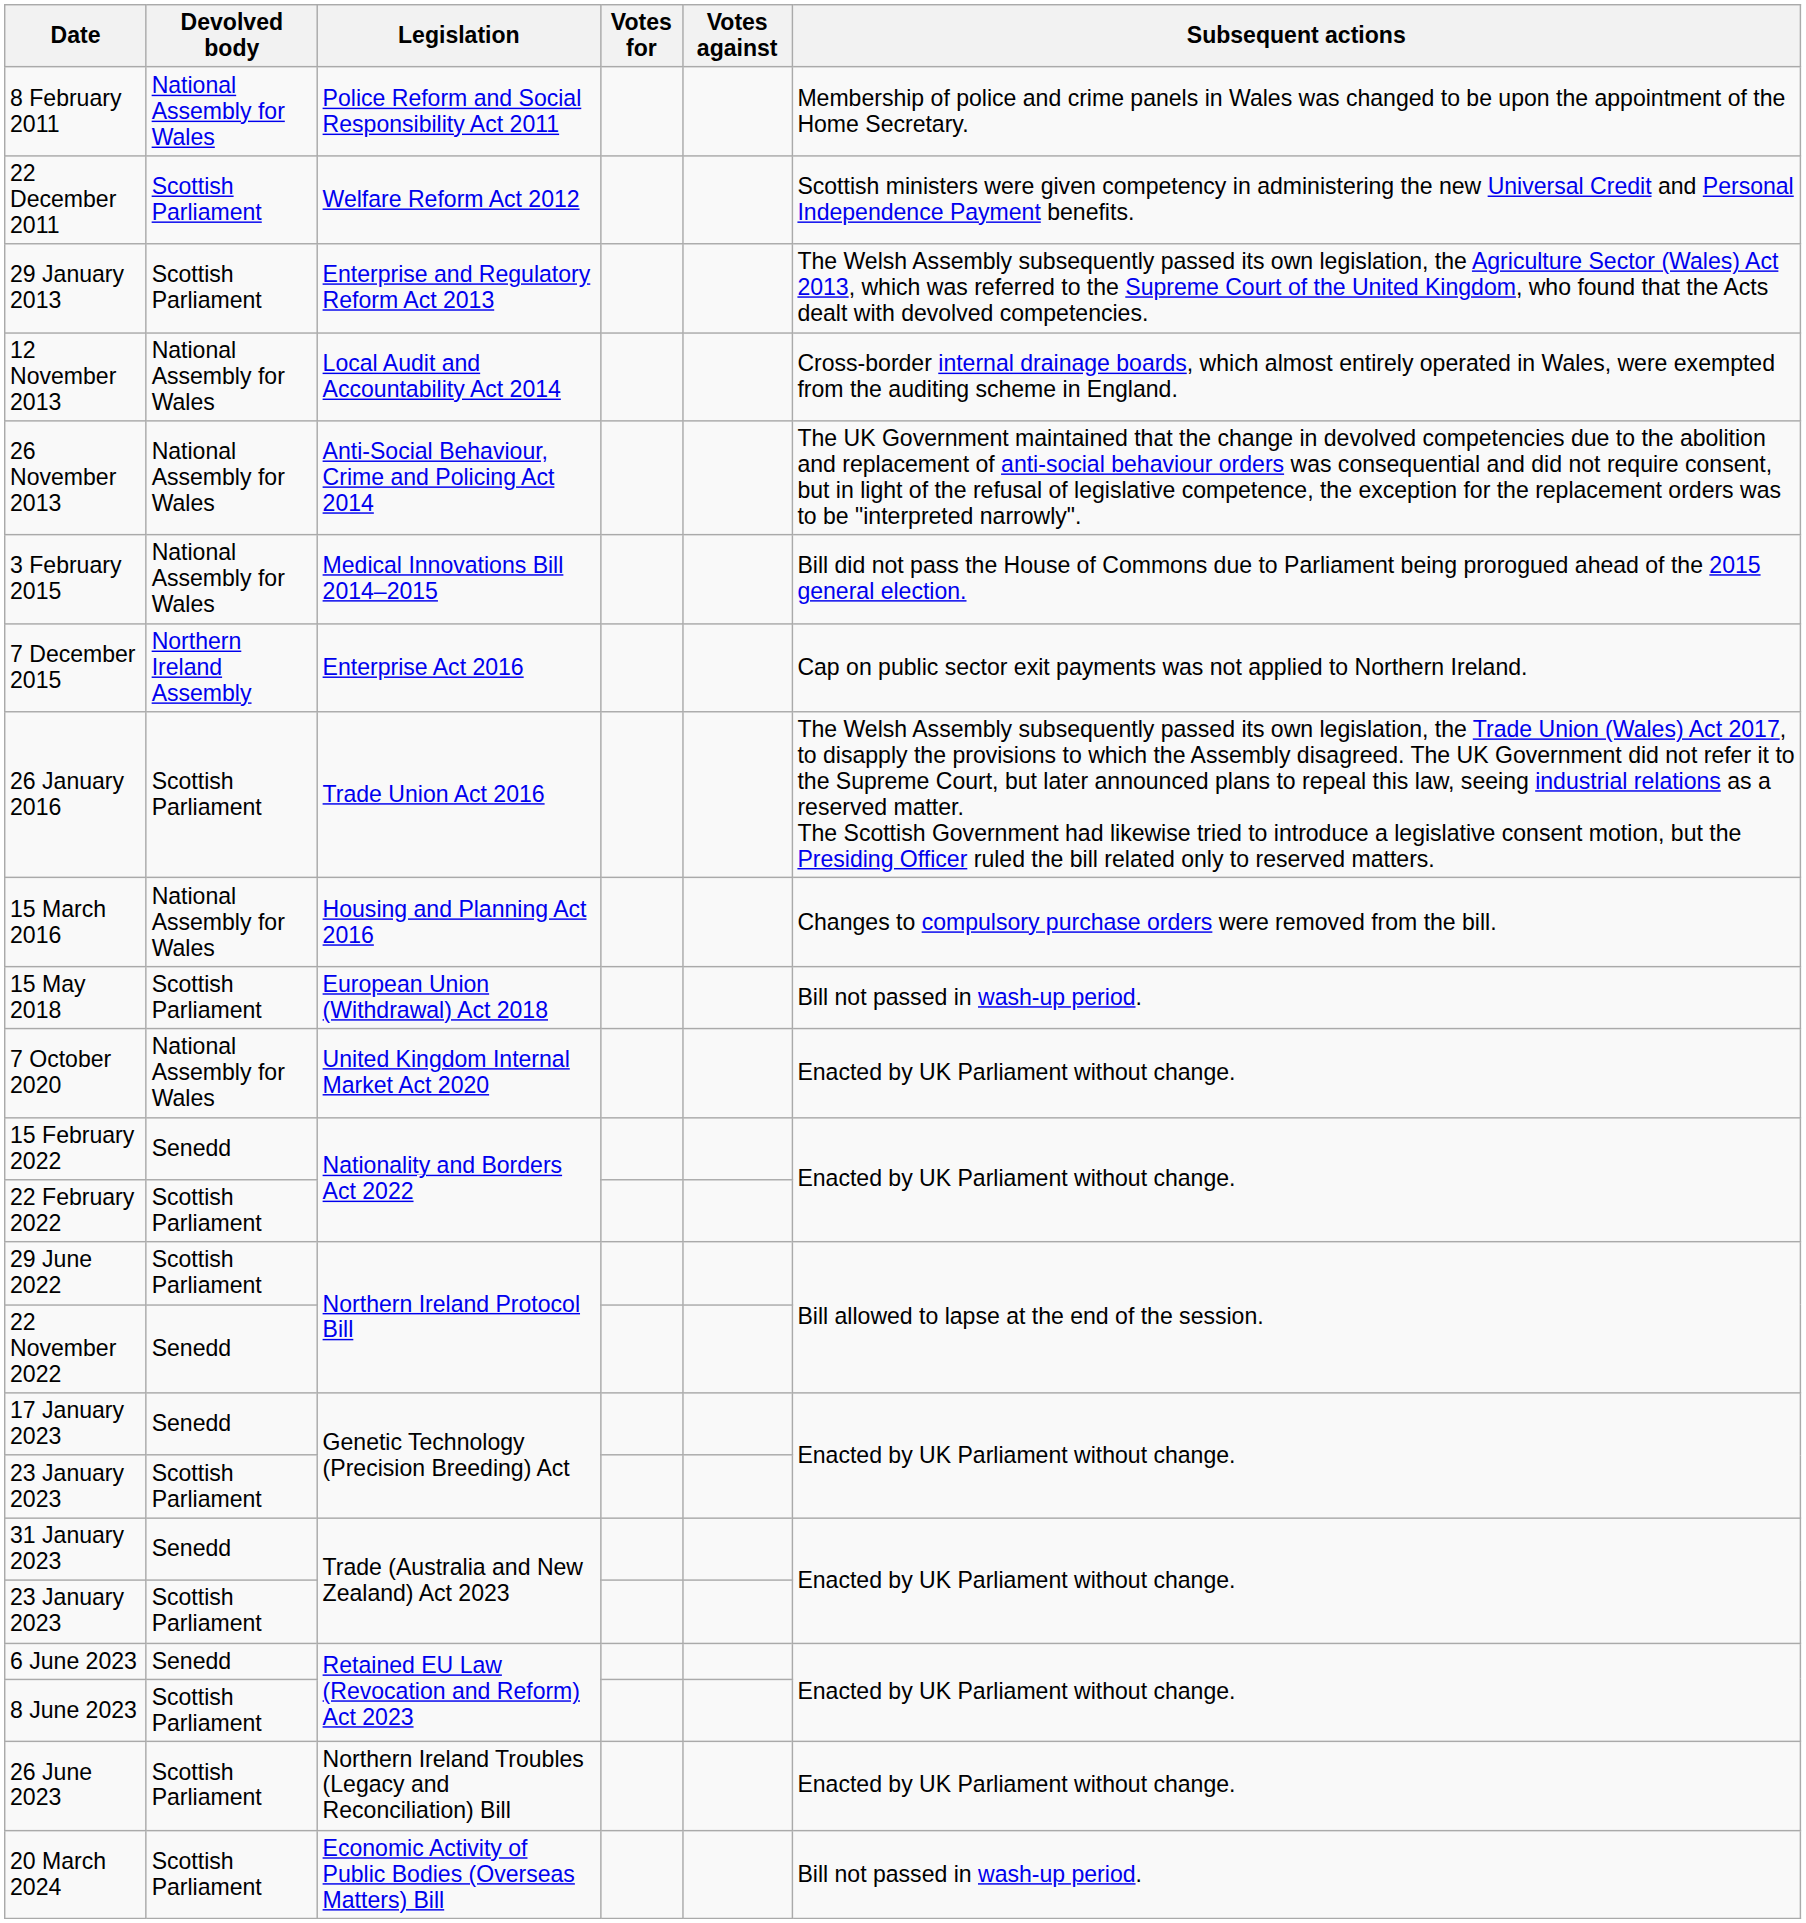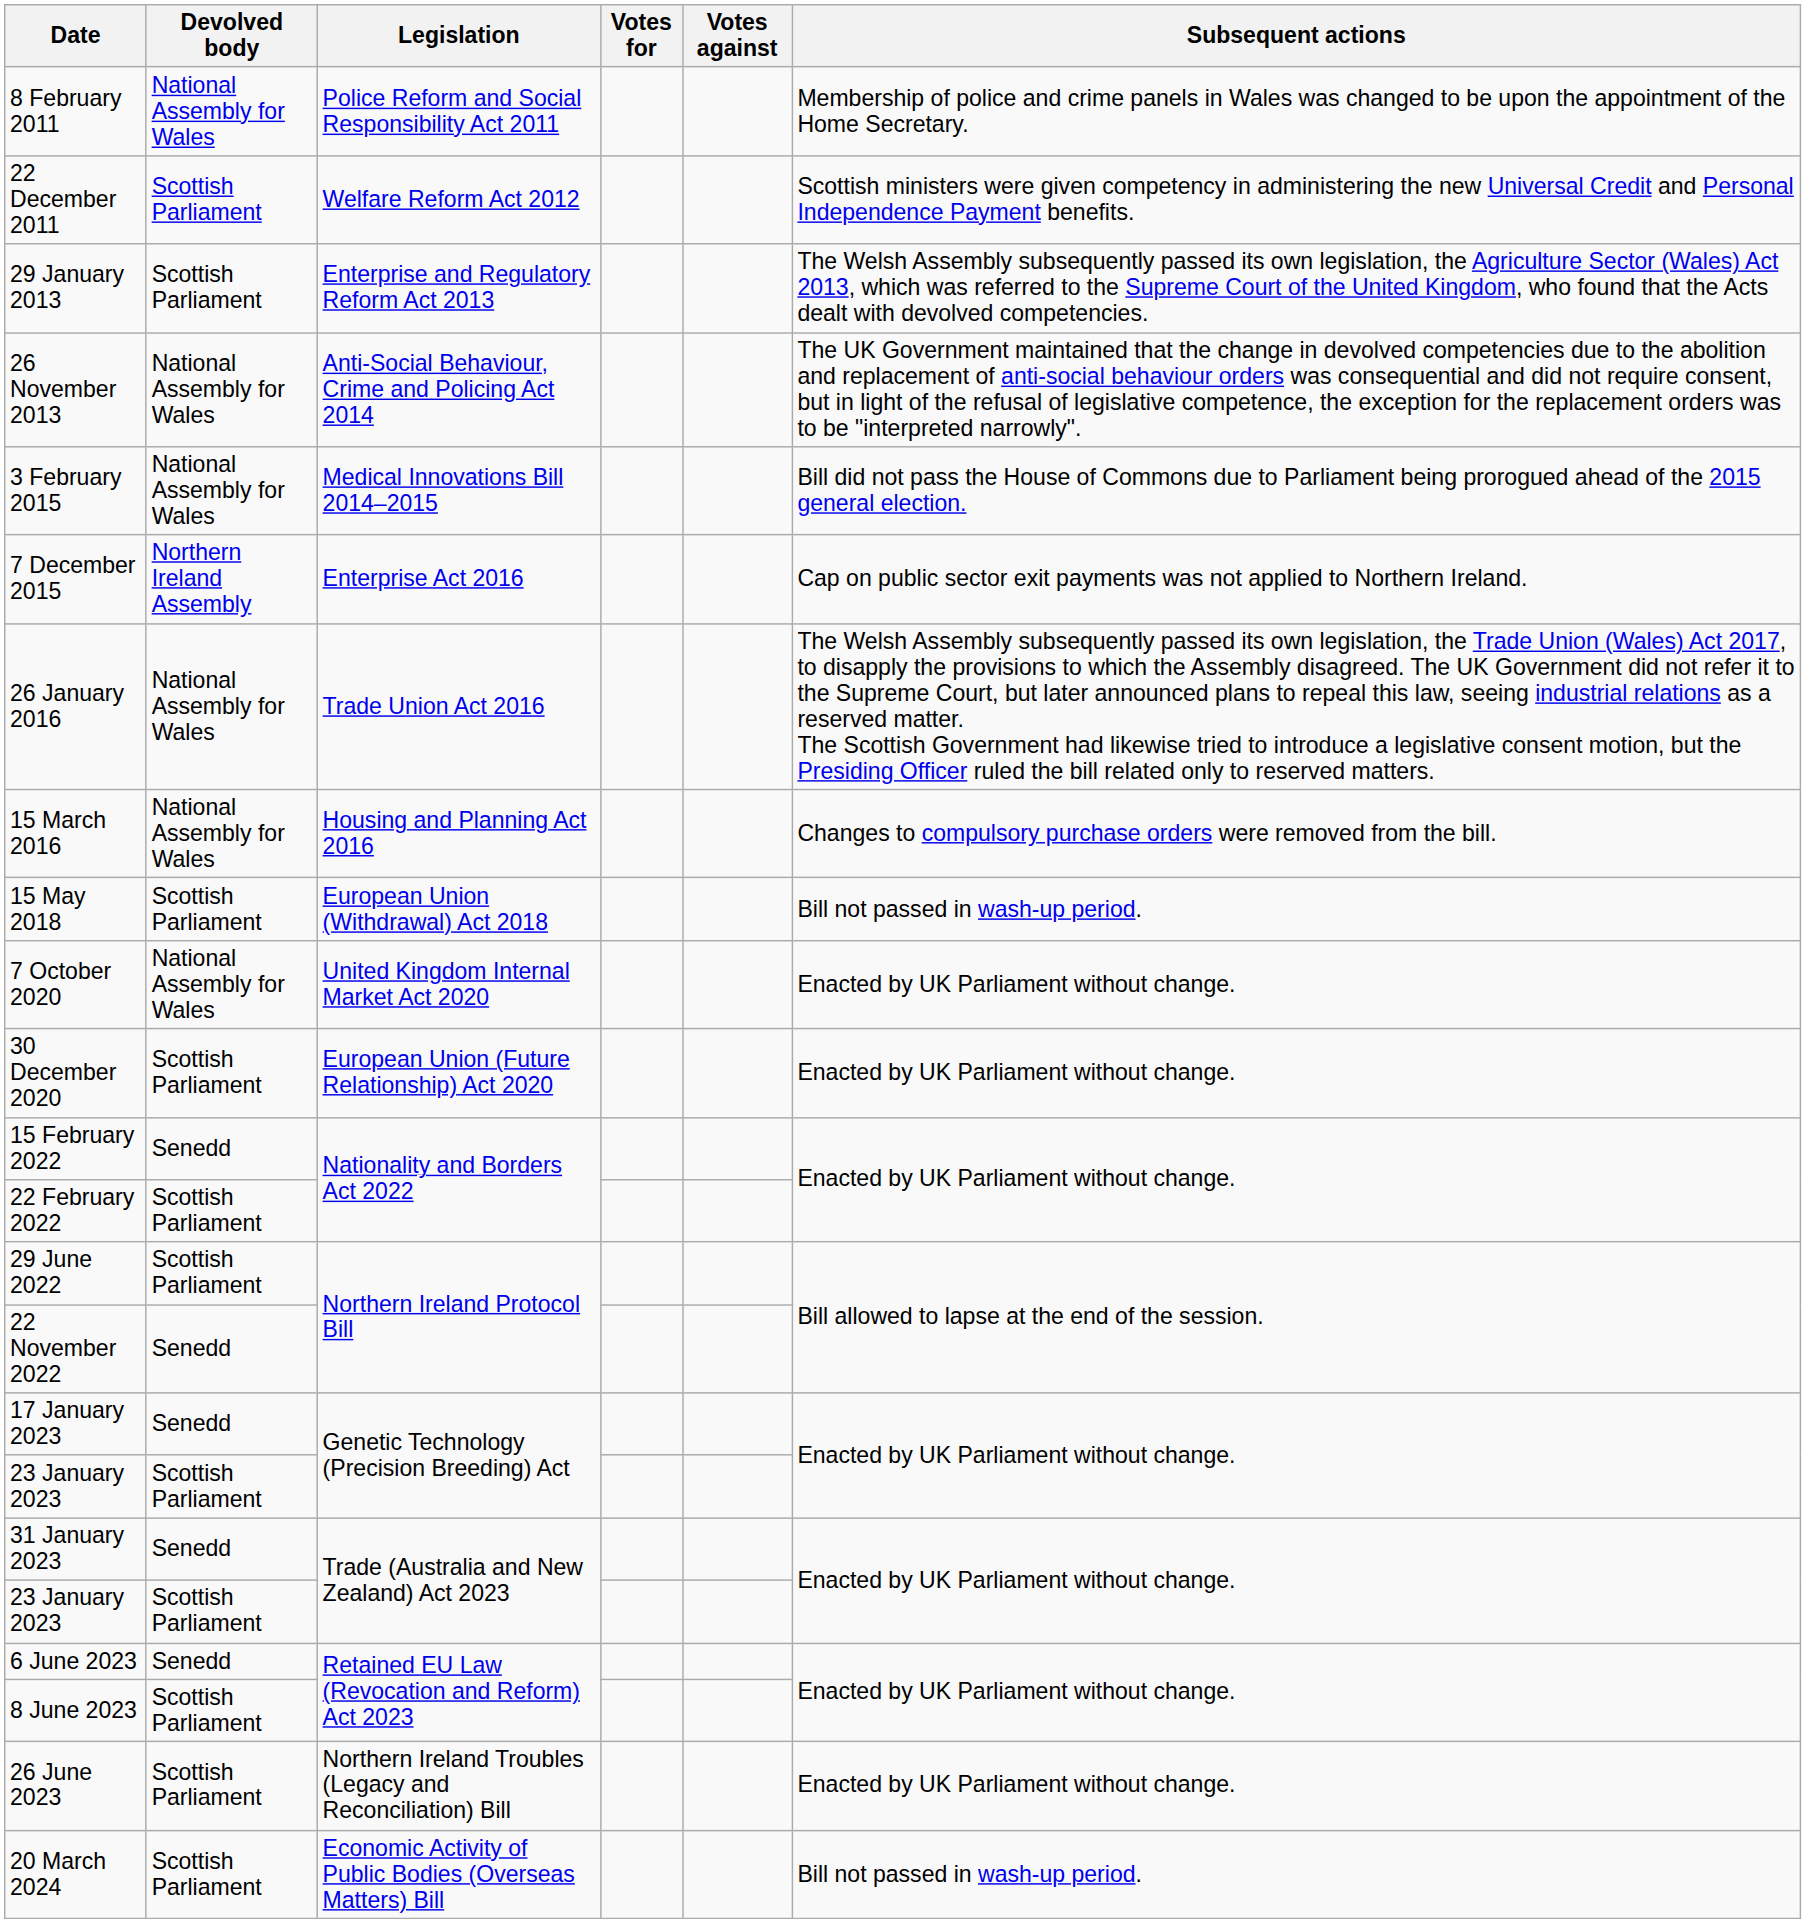- row: (63, 376)
(207, 794) Scottish Parliament -> (218, 706) National Assembly for Wales
+ row: (63, 1072)
